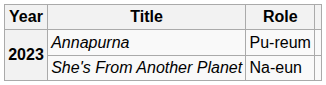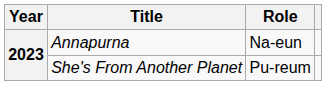(280, 42) Pu-reum -> (276, 42) Na-eun
(276, 67) Na-eun -> (280, 67) Pu-reum
